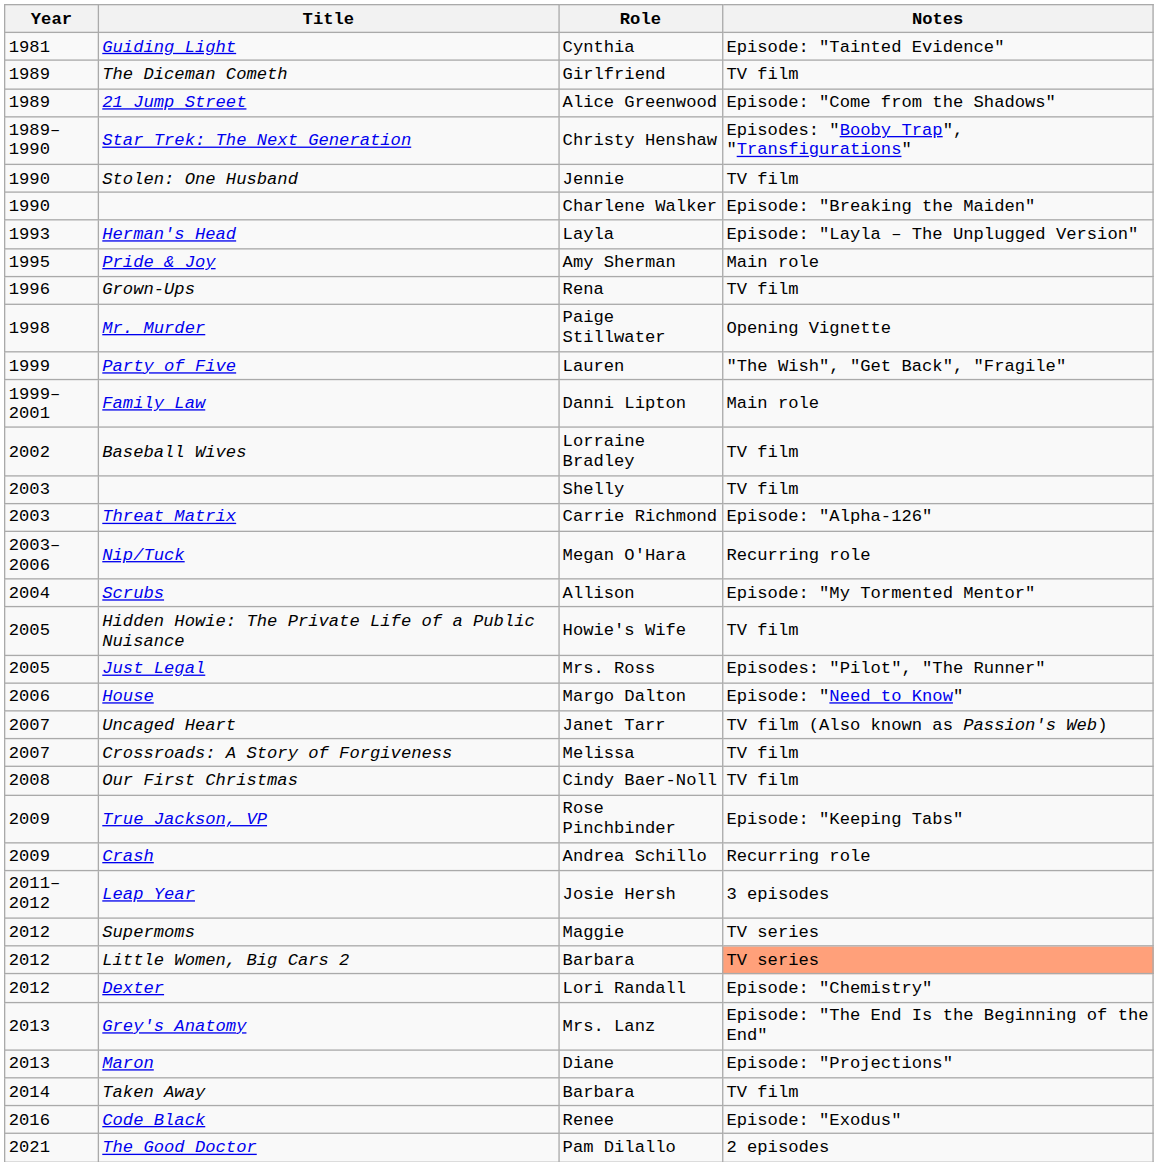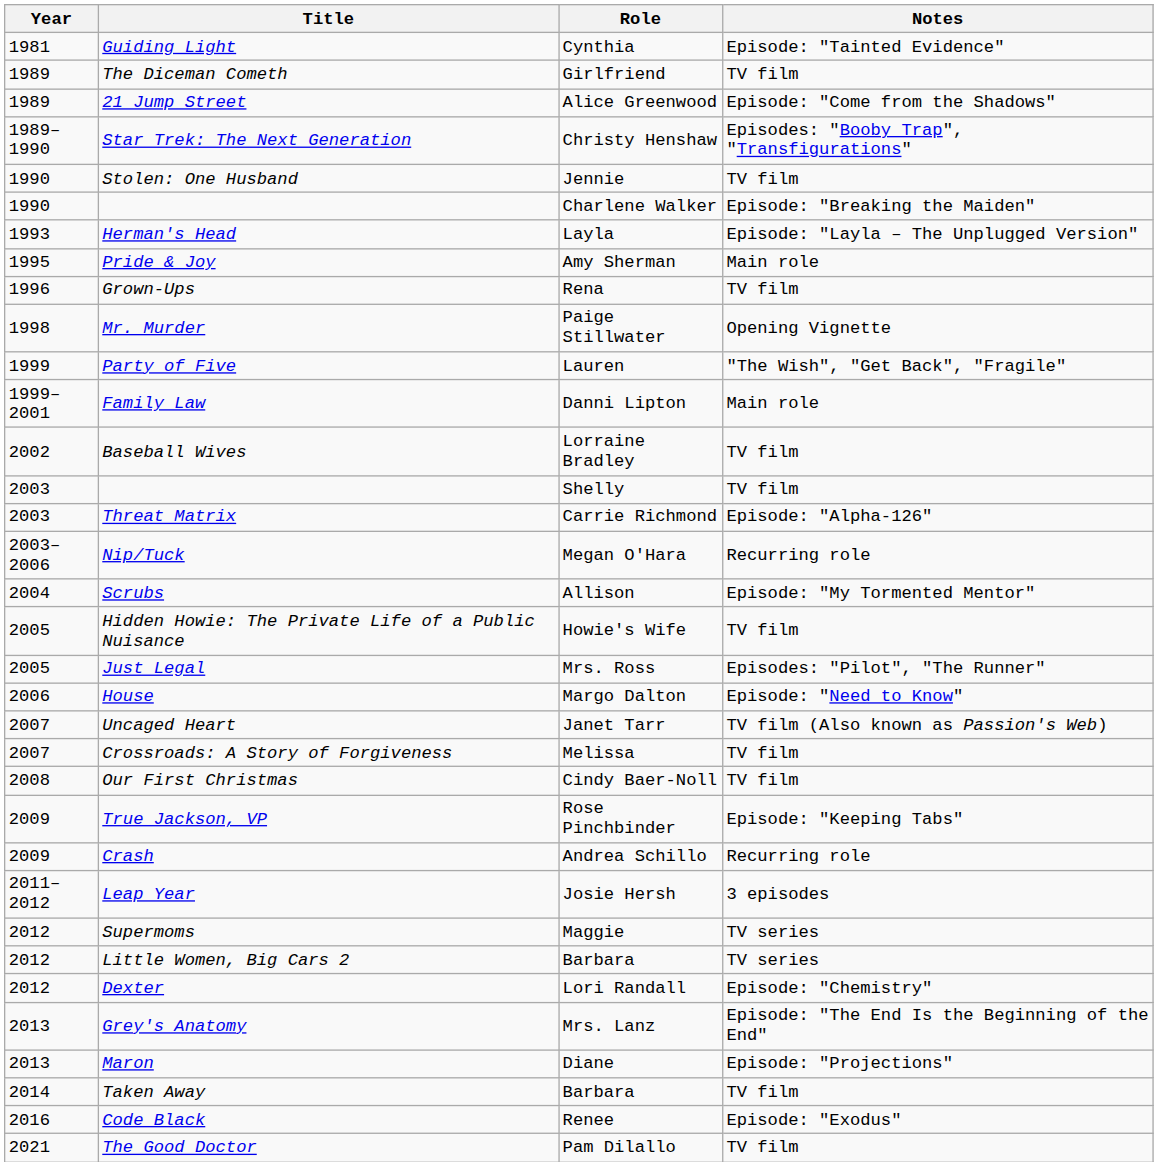(773, 960) lightsalmon background -> (773, 960) no background
(778, 1148) 2 episodes -> (762, 1148) TV film
